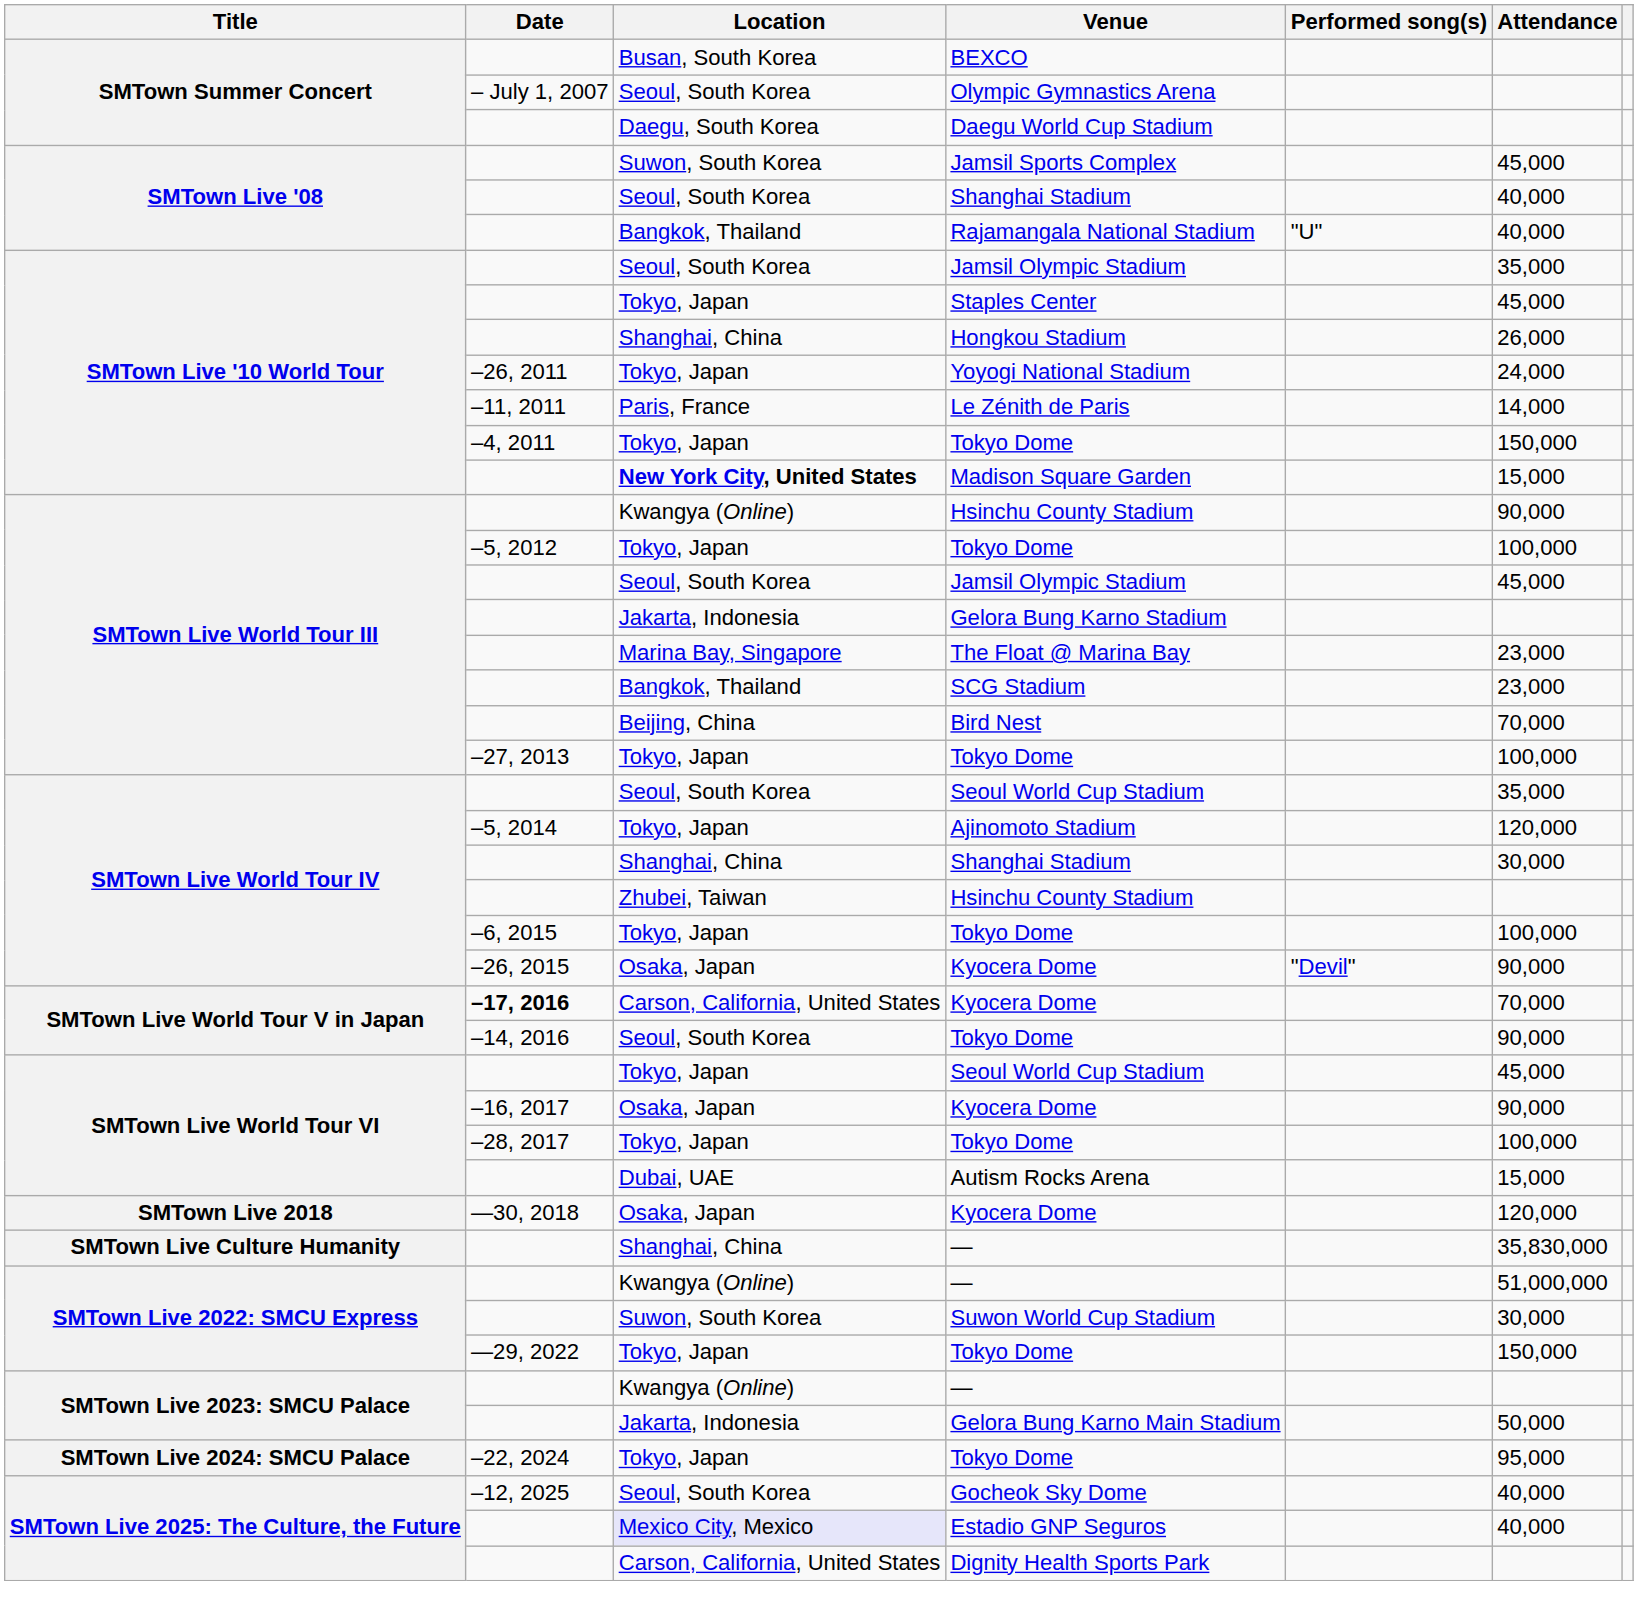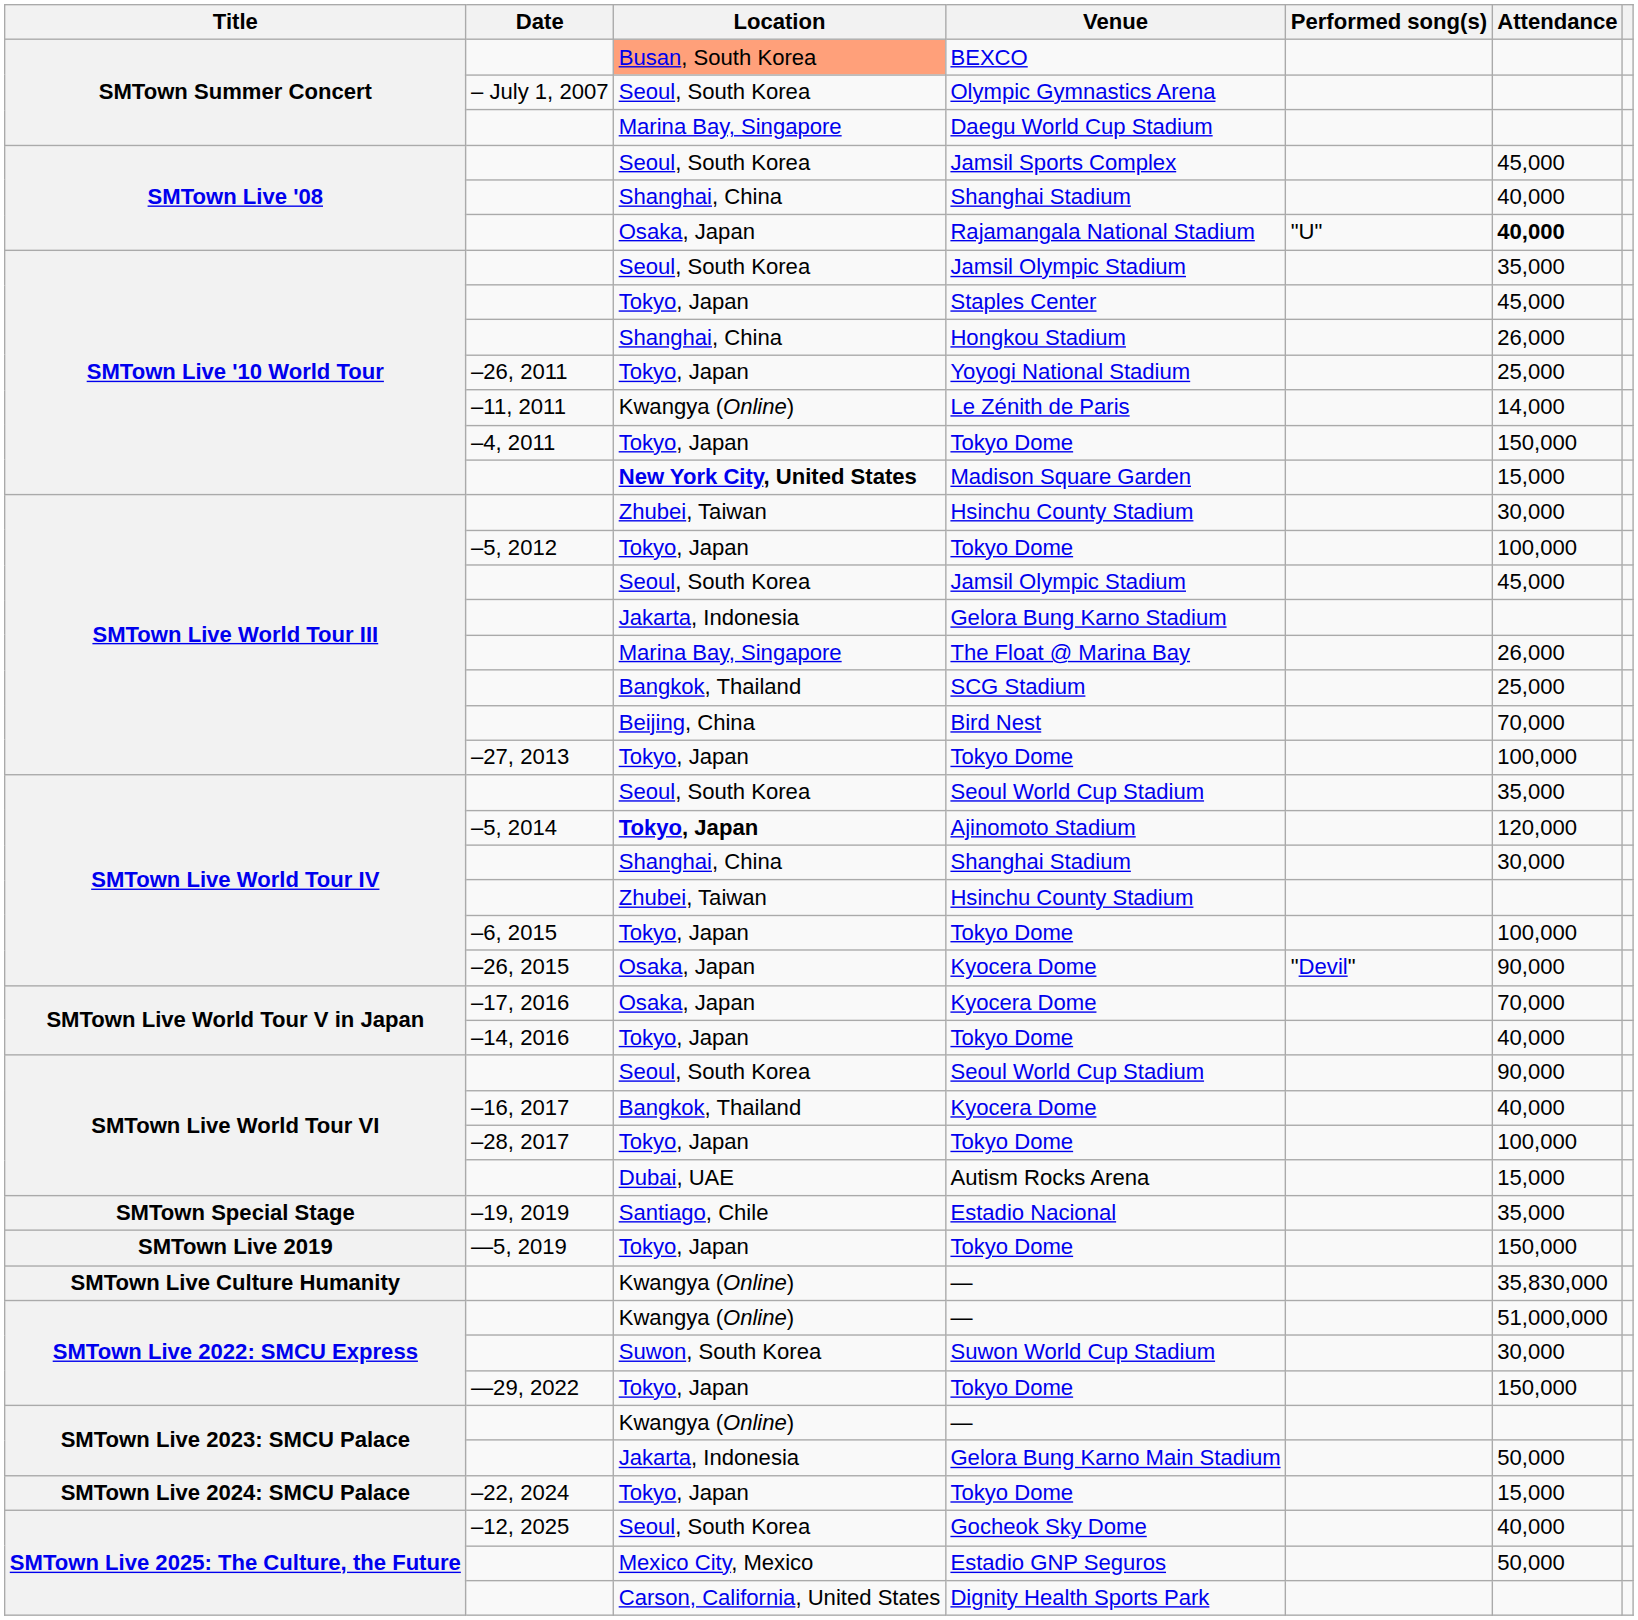(718, 57) no background -> (718, 57) lightsalmon background
(719, 127) Daegu, South Korea -> (730, 127) Marina Bay, Singapore
(720, 162) Suwon, South Korea -> (714, 162) Seoul, South Korea
(714, 197) Seoul, South Korea -> (700, 197) Shanghai, China
(710, 232) Bangkok, Thailand -> (687, 232) Osaka, Japan
(1531, 232) normal -> (1531, 232) bold
(1531, 372) 24,000 -> (1531, 372) 25,000
(684, 407) Paris, France -> (706, 407) Kwangya (Online)
(706, 512) Kwangya (Online) -> (693, 512) Zhubei, Taiwan
(1531, 512) 90,000 -> (1531, 512) 30,000
(1531, 652) 23,000 -> (1531, 652) 26,000
(1531, 687) 23,000 -> (1531, 687) 25,000
(684, 827) normal -> (688, 827) bold
(520, 1002) bold -> (520, 1002) normal
(779, 1002) Carson, California, United States -> (687, 1002) Osaka, Japan
(714, 1037) Seoul, South Korea -> (684, 1037) Tokyo, Japan
(1531, 1037) 90,000 -> (1531, 1037) 40,000
(684, 1072) Tokyo, Japan -> (714, 1072) Seoul, South Korea
(1531, 1072) 45,000 -> (1531, 1072) 90,000
(687, 1107) Osaka, Japan -> (710, 1107) Bangkok, Thailand
(1531, 1107) 90,000 -> (1531, 1107) 40,000
- row: (235, 1212)
+ row: (235, 1212)
+ row: (235, 1247)
(700, 1247) Shanghai, China -> (706, 1282) Kwangya (Online)
(1531, 1457) 95,000 -> (1531, 1492) 15,000
(716, 1527) lavender background -> (716, 1562) no background
(1531, 1527) 40,000 -> (1531, 1562) 50,000
